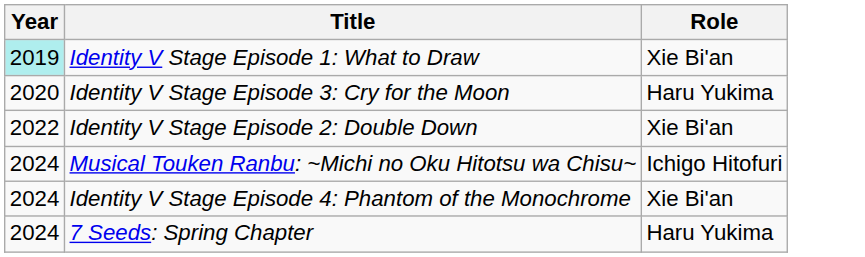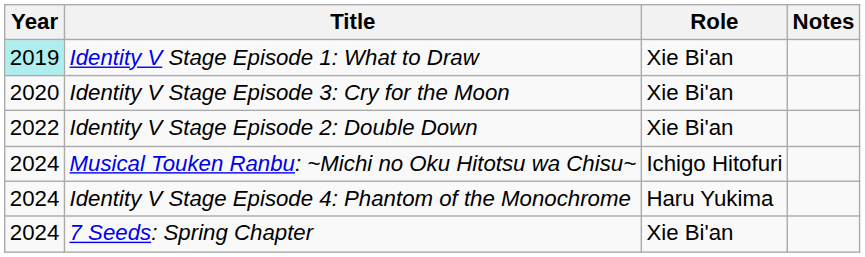+ column: (824, 22)
(710, 92) Haru Yukima -> (690, 92) Xie Bi'an
(690, 198) Xie Bi'an -> (710, 198) Haru Yukima
(710, 233) Haru Yukima -> (690, 233) Xie Bi'an
